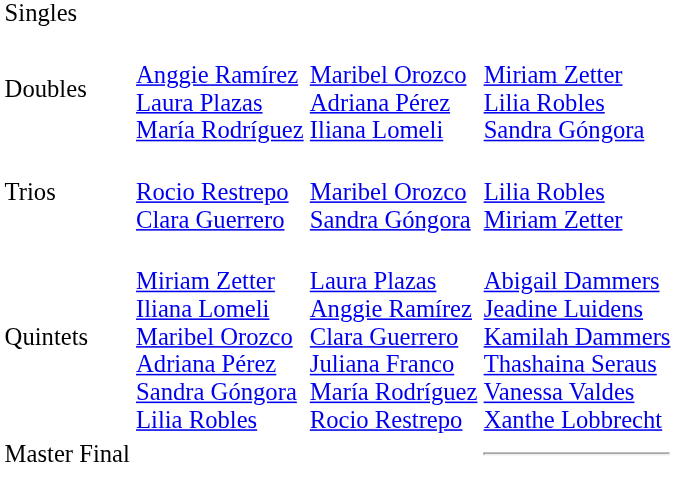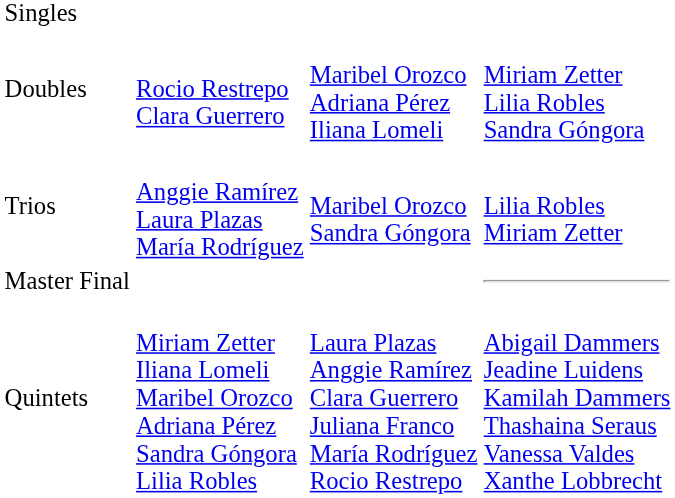(220, 102) Anggie Ramírez Laura Plazas María Rodríguez -> (212, 102) Rocio Restrepo Clara Guerrero
(212, 205) Rocio Restrepo Clara Guerrero -> (220, 219) Anggie Ramírez Laura Plazas María Rodríguez
rows swapped: (46, 336) <-> (67, 453)
